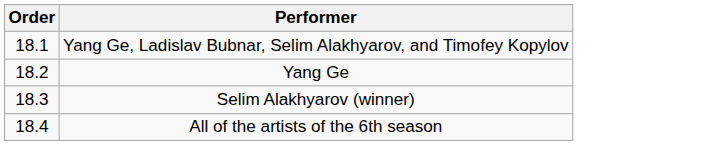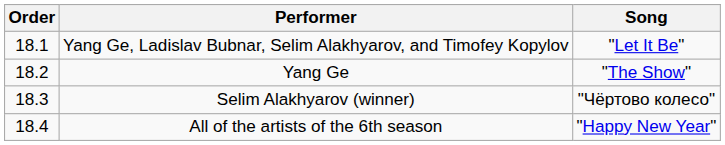+ column: (646, 18)
